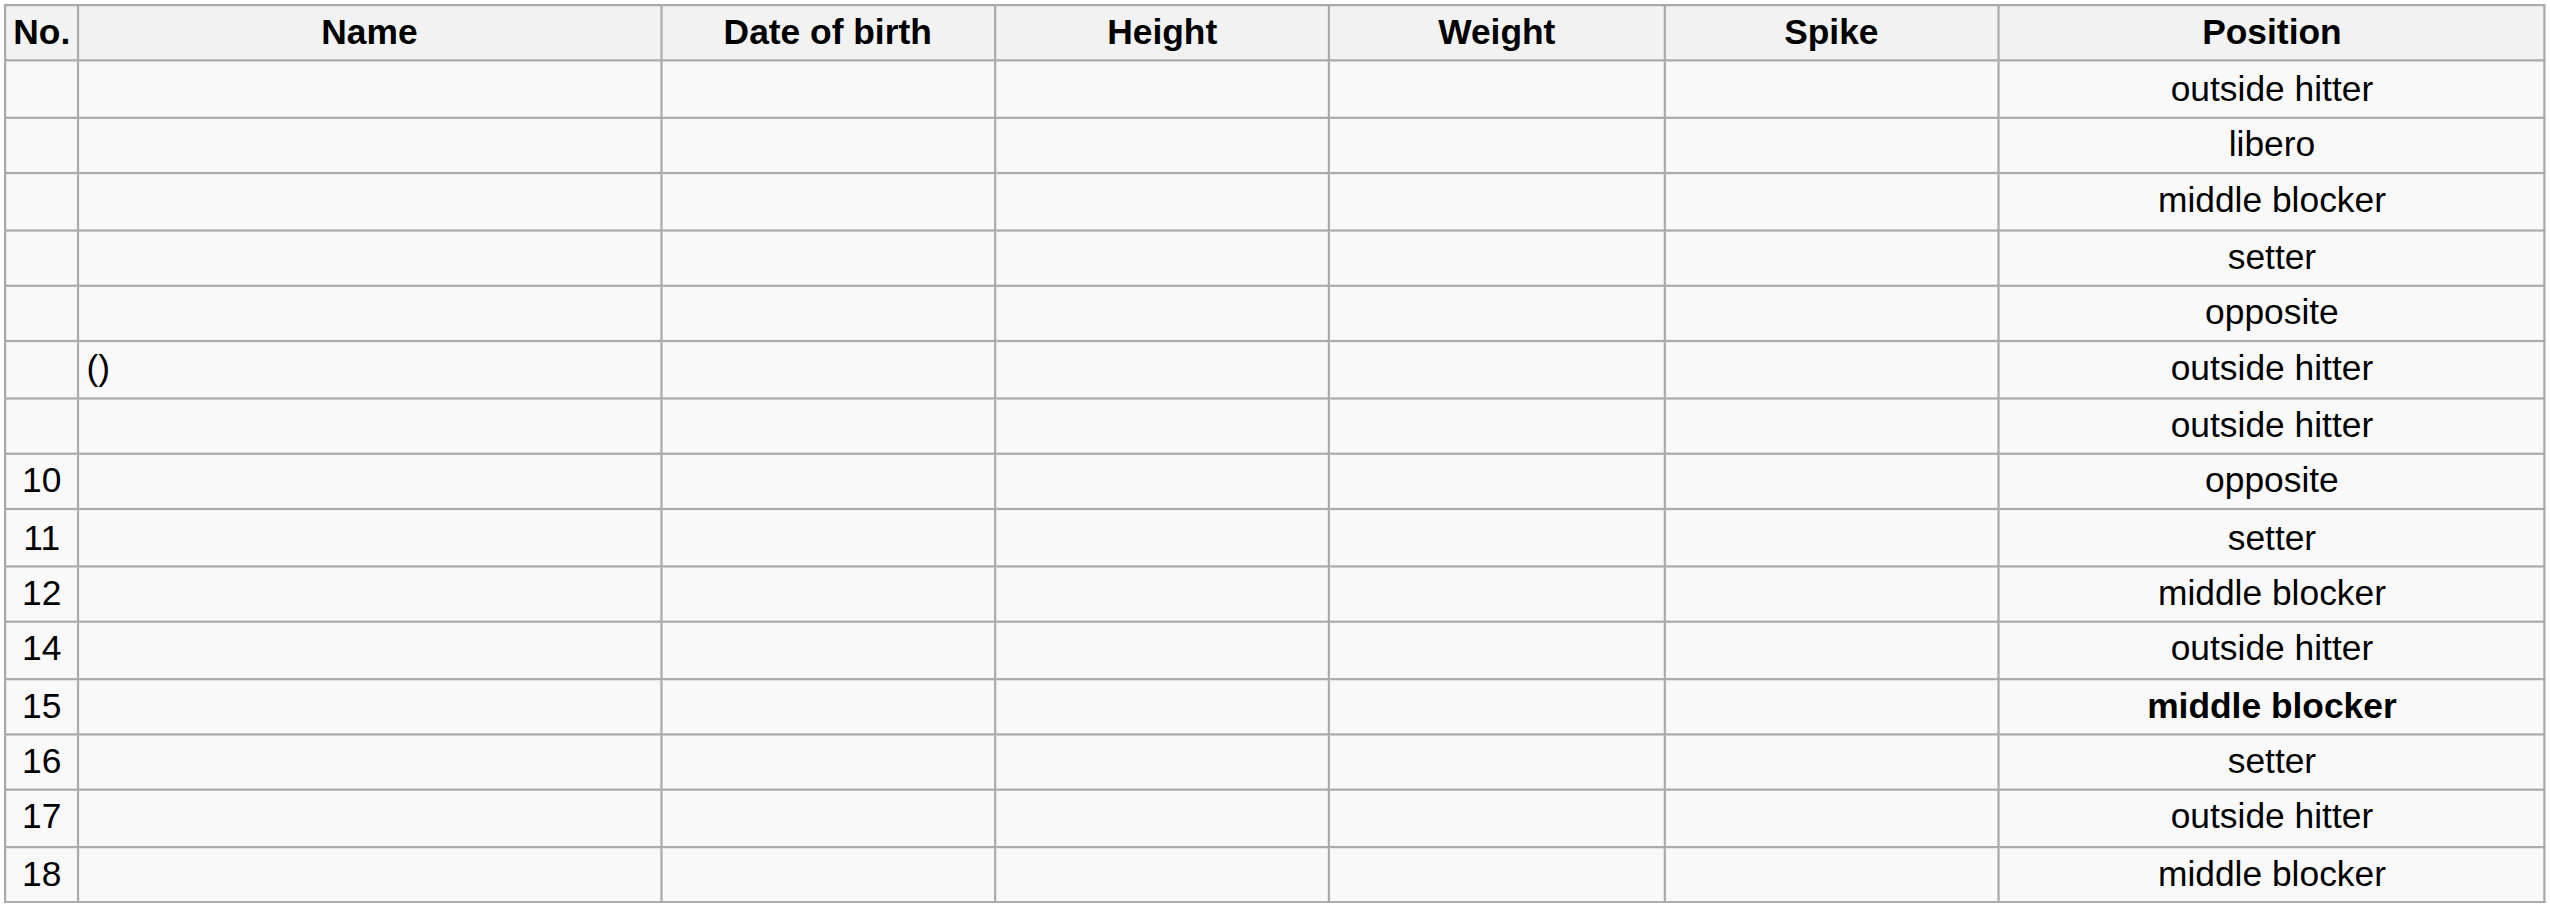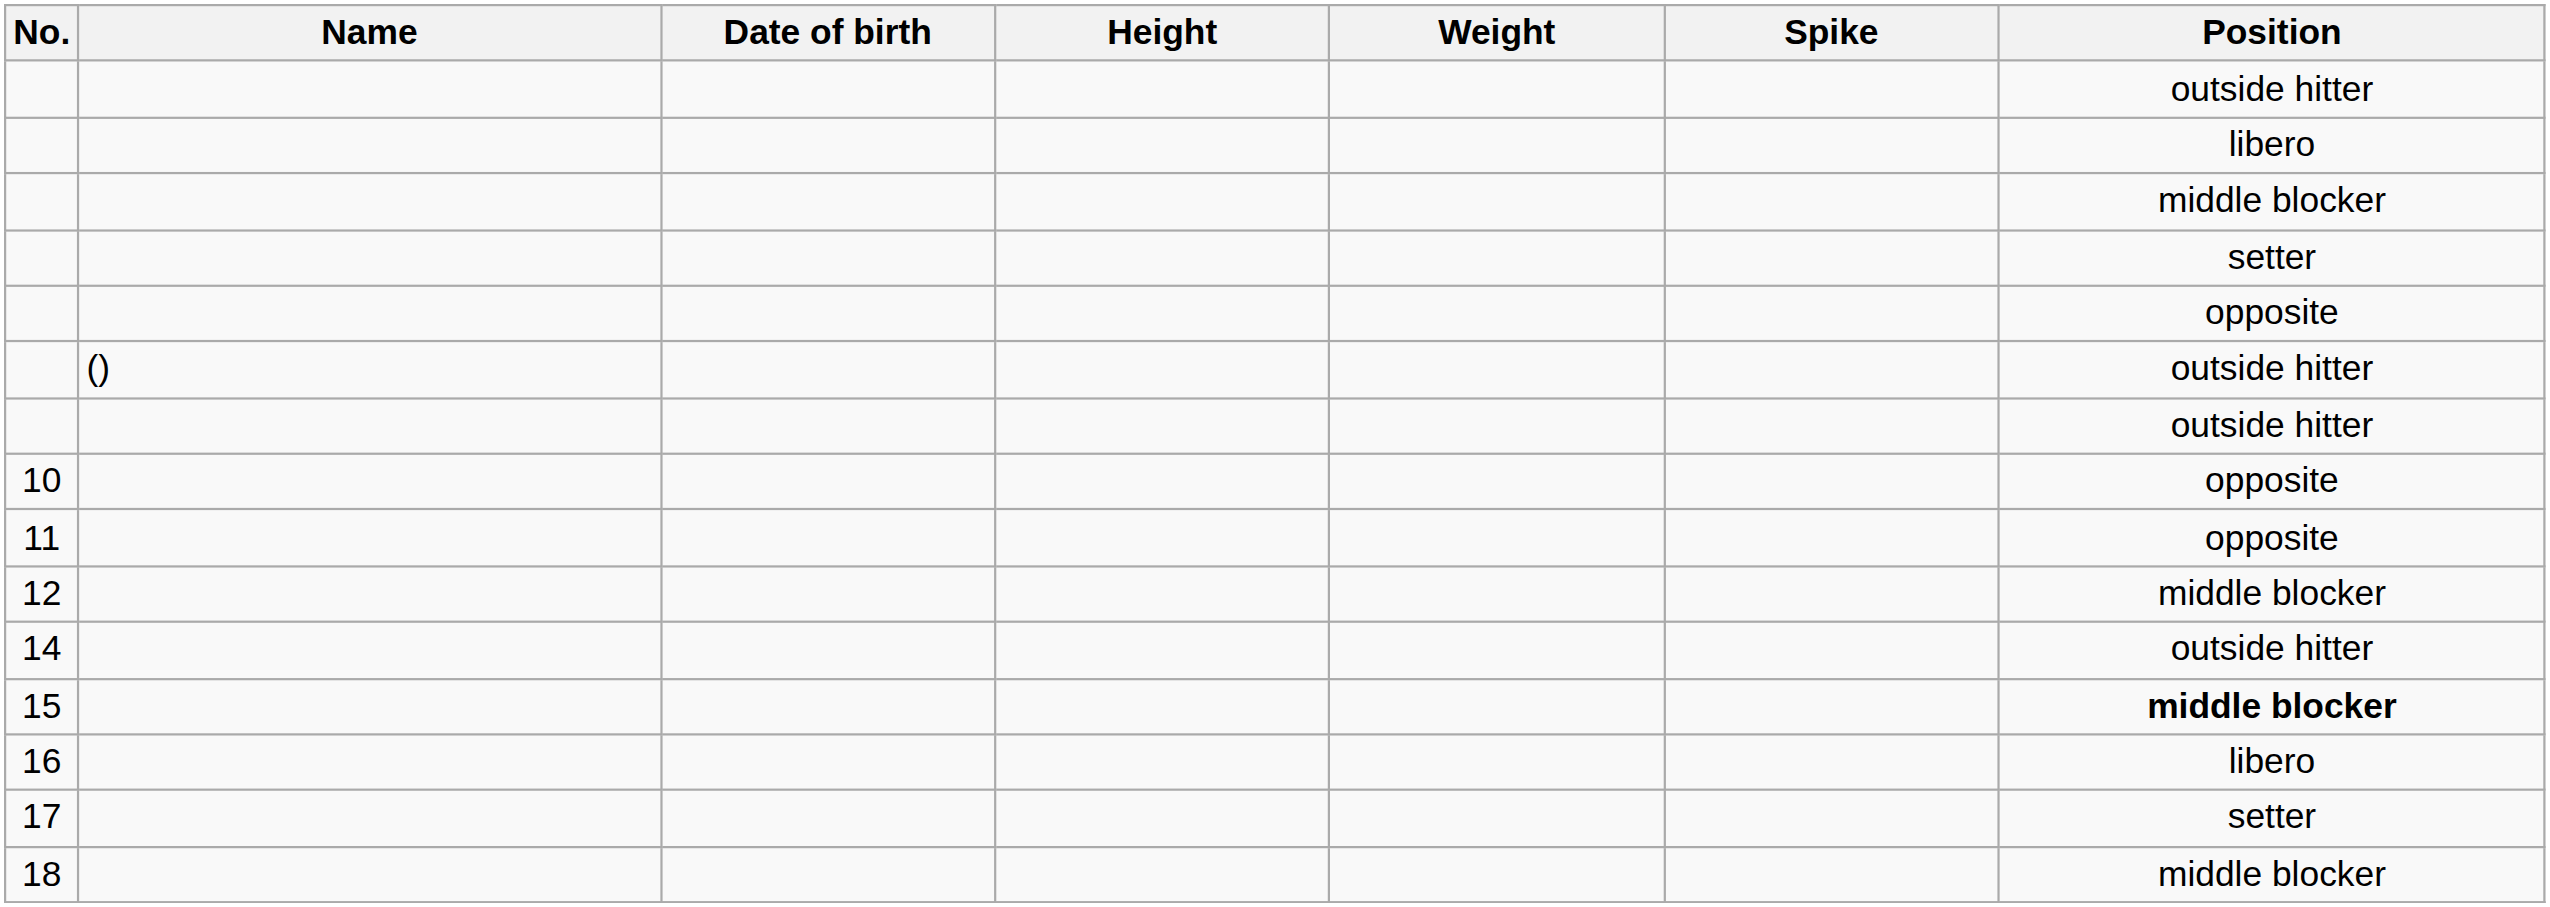(2272, 537) setter -> (2272, 537) opposite
(2272, 761) setter -> (2272, 761) libero
(2272, 817) outside hitter -> (2272, 817) setter
